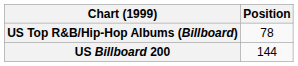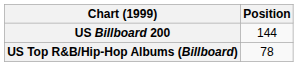rows swapped: (122, 52) <-> (122, 33)
